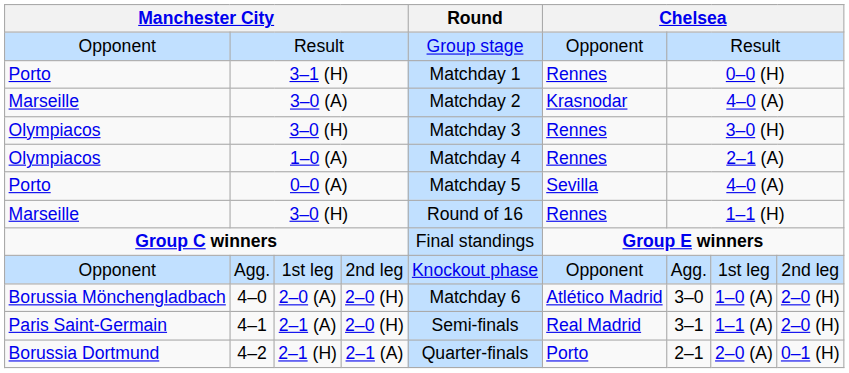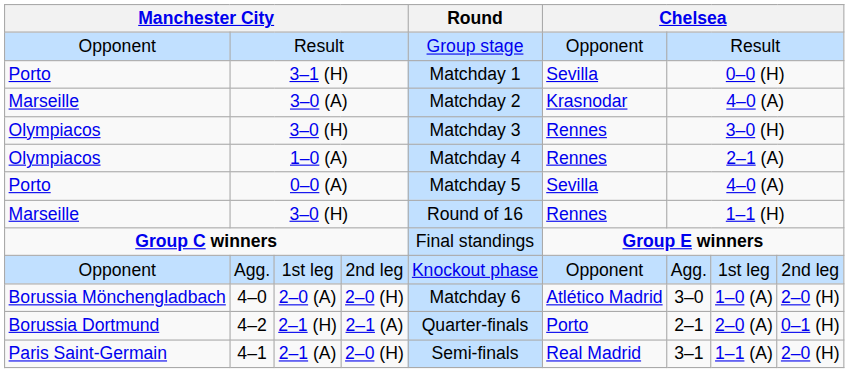(577, 74) Rennes -> (572, 74) Sevilla
rows swapped: (84, 353) <-> (88, 325)
